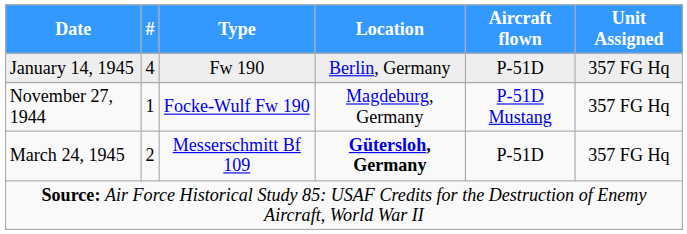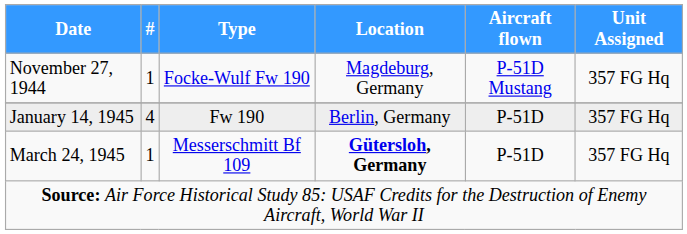rows swapped: (61, 106) <-> (72, 67)
(150, 155) 2 -> (150, 155) 1
